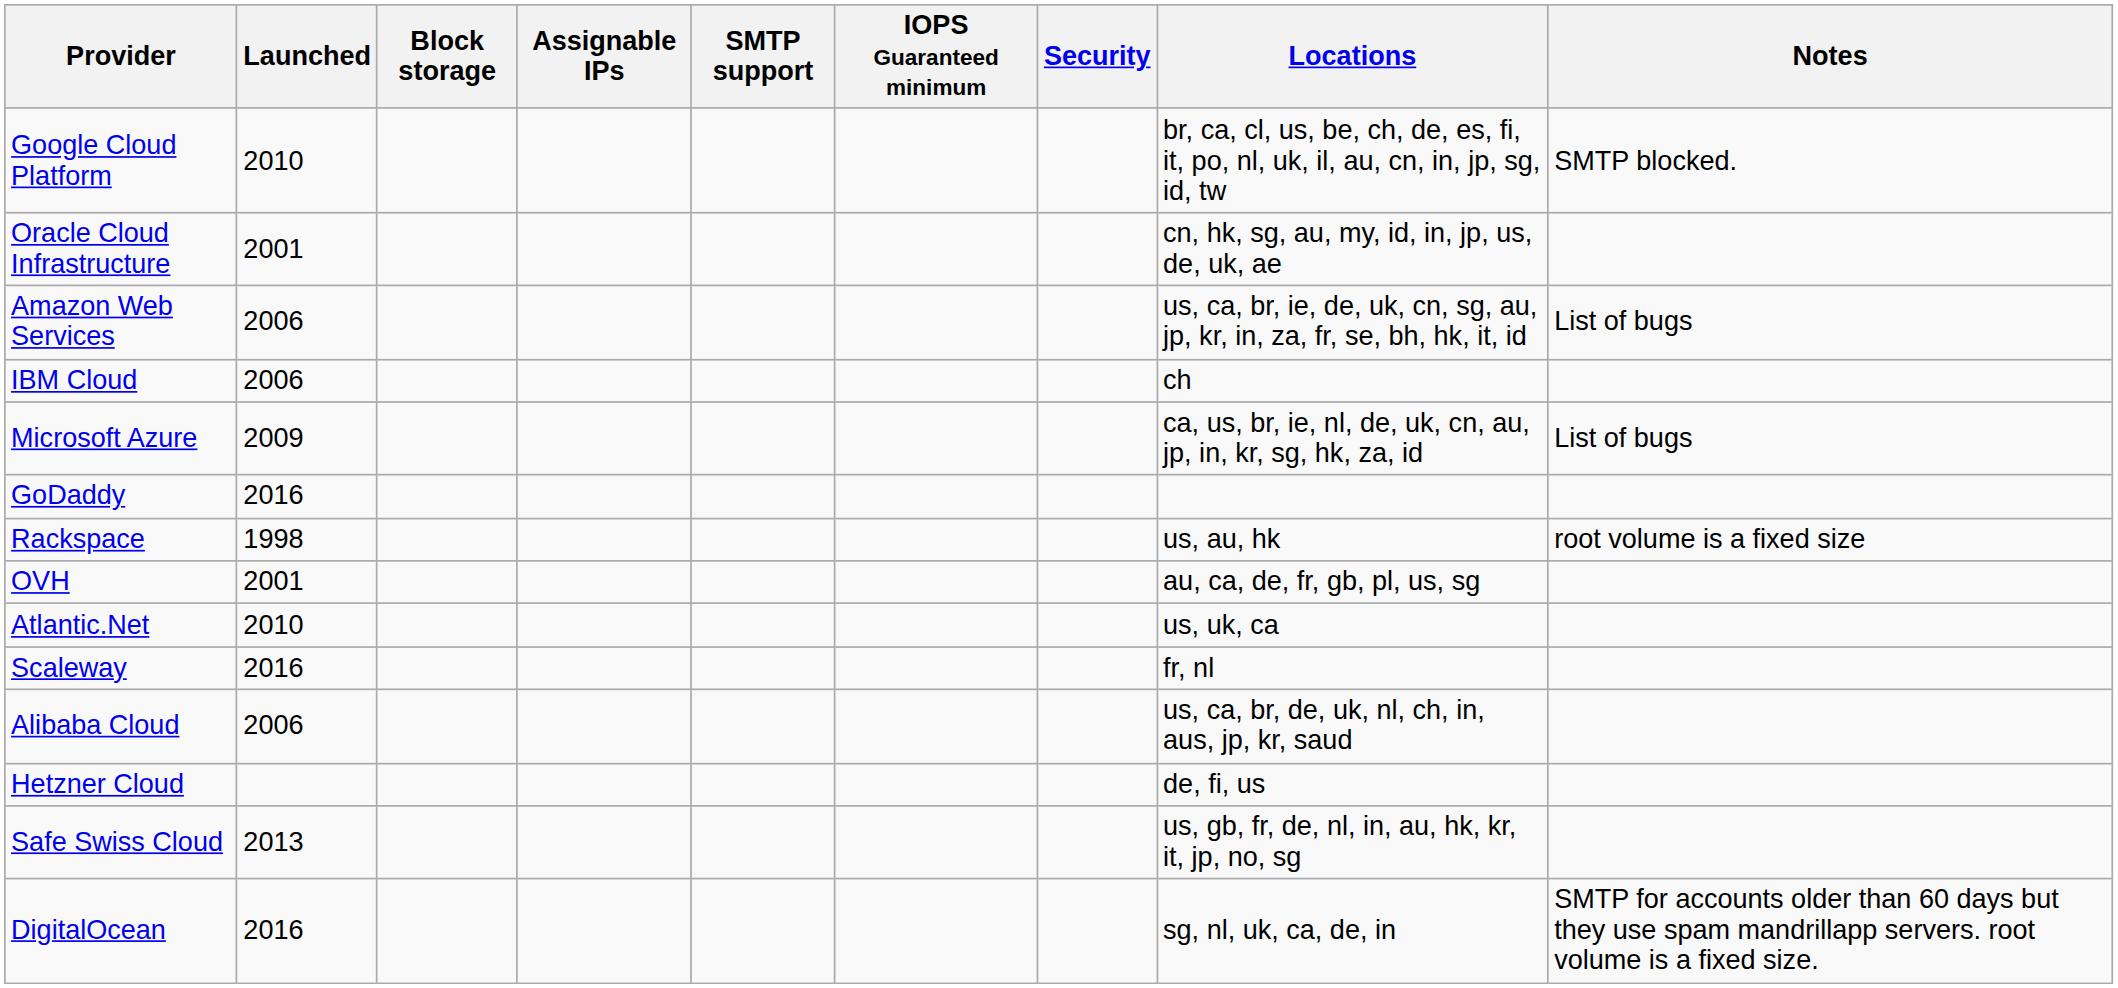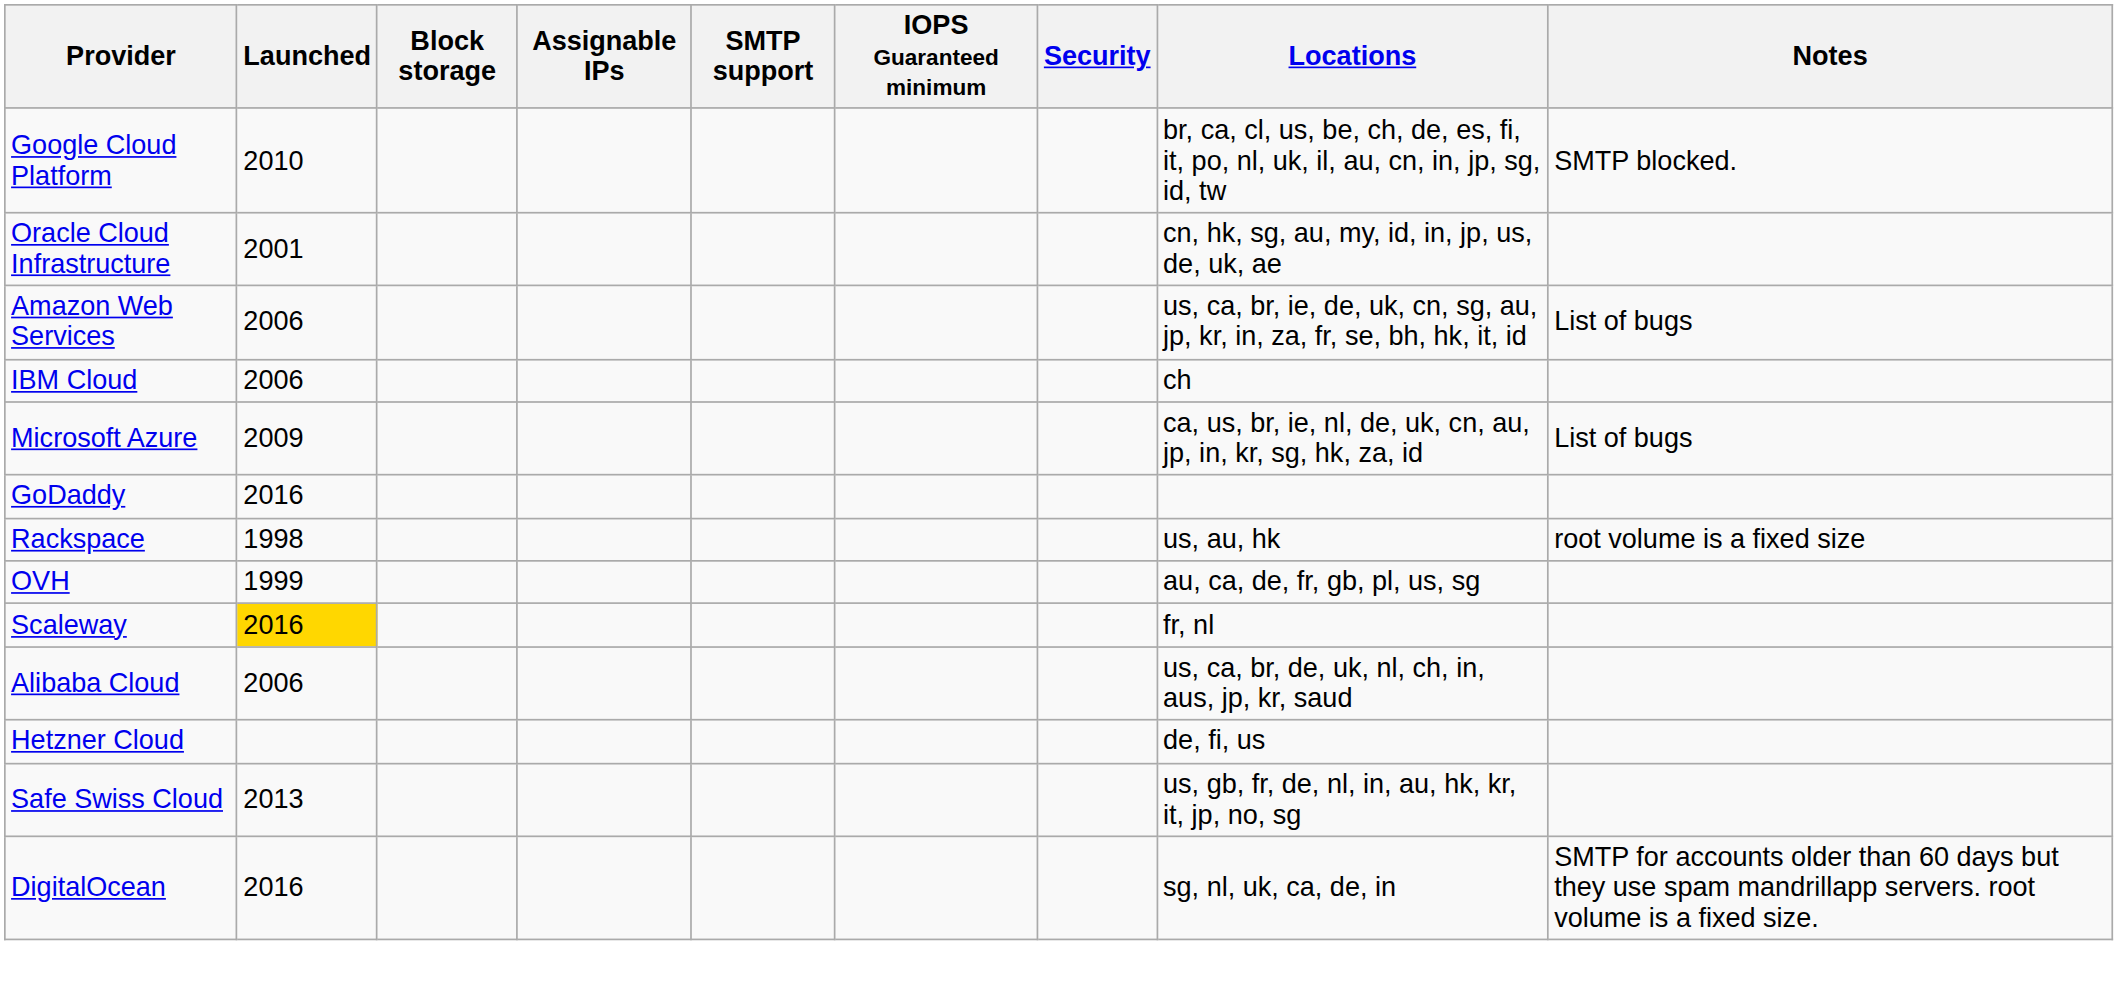(273, 581) 2001 -> (273, 581) 1999
- row: (80, 624)
(273, 667) no background -> (273, 624) gold background
